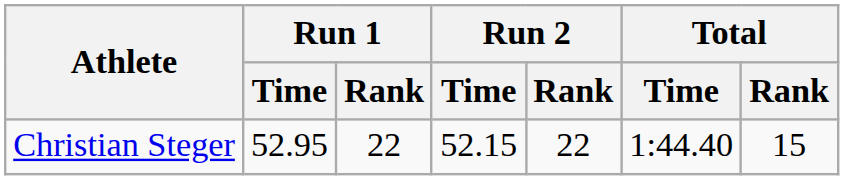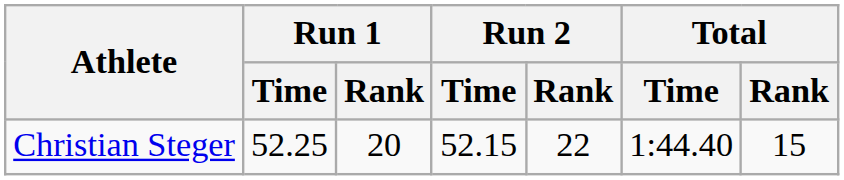(289, 146) 52.95 -> (289, 146) 52.25
(384, 146) 22 -> (384, 146) 20
